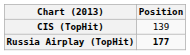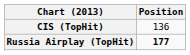(161, 27) 139 -> (161, 27) 136
